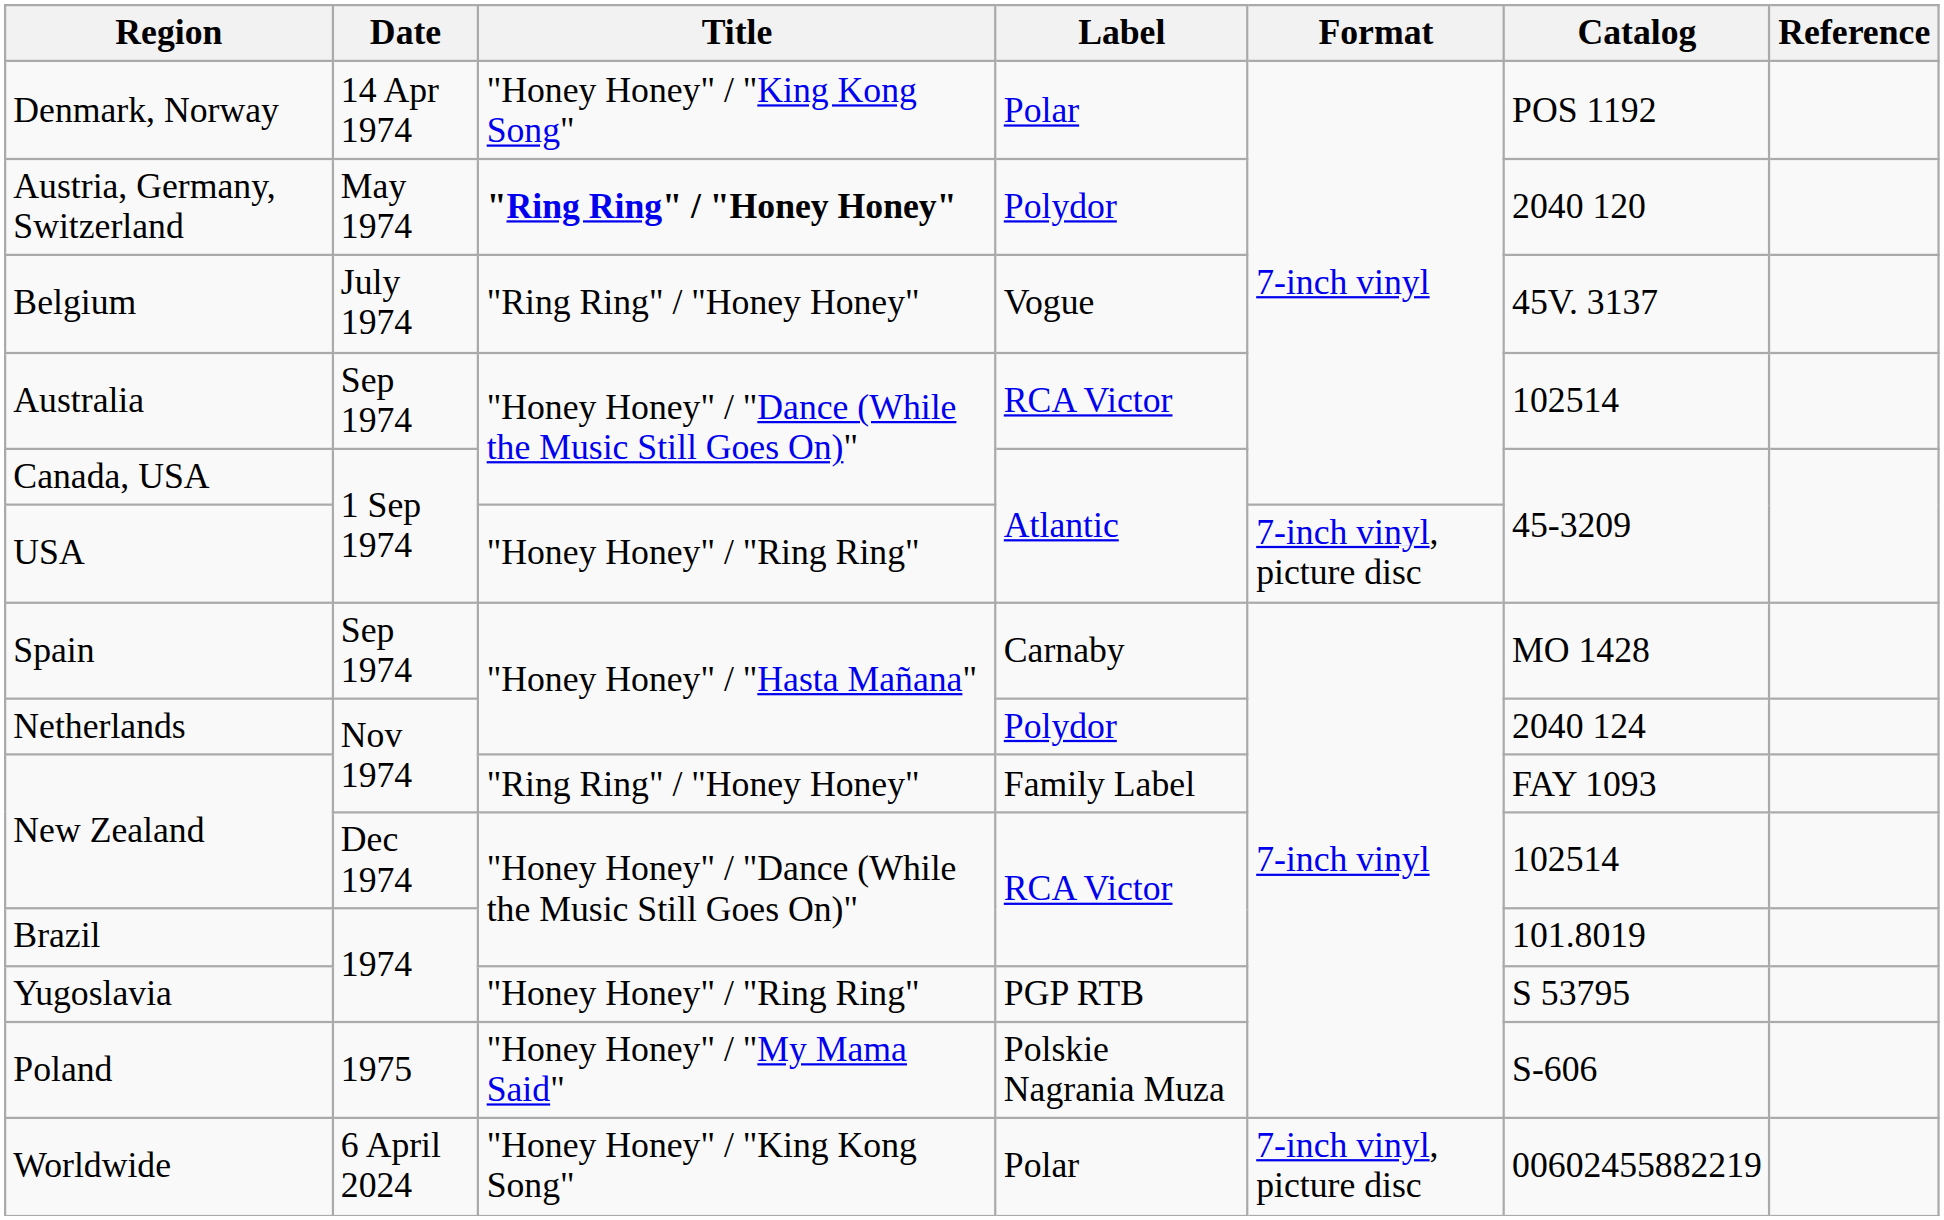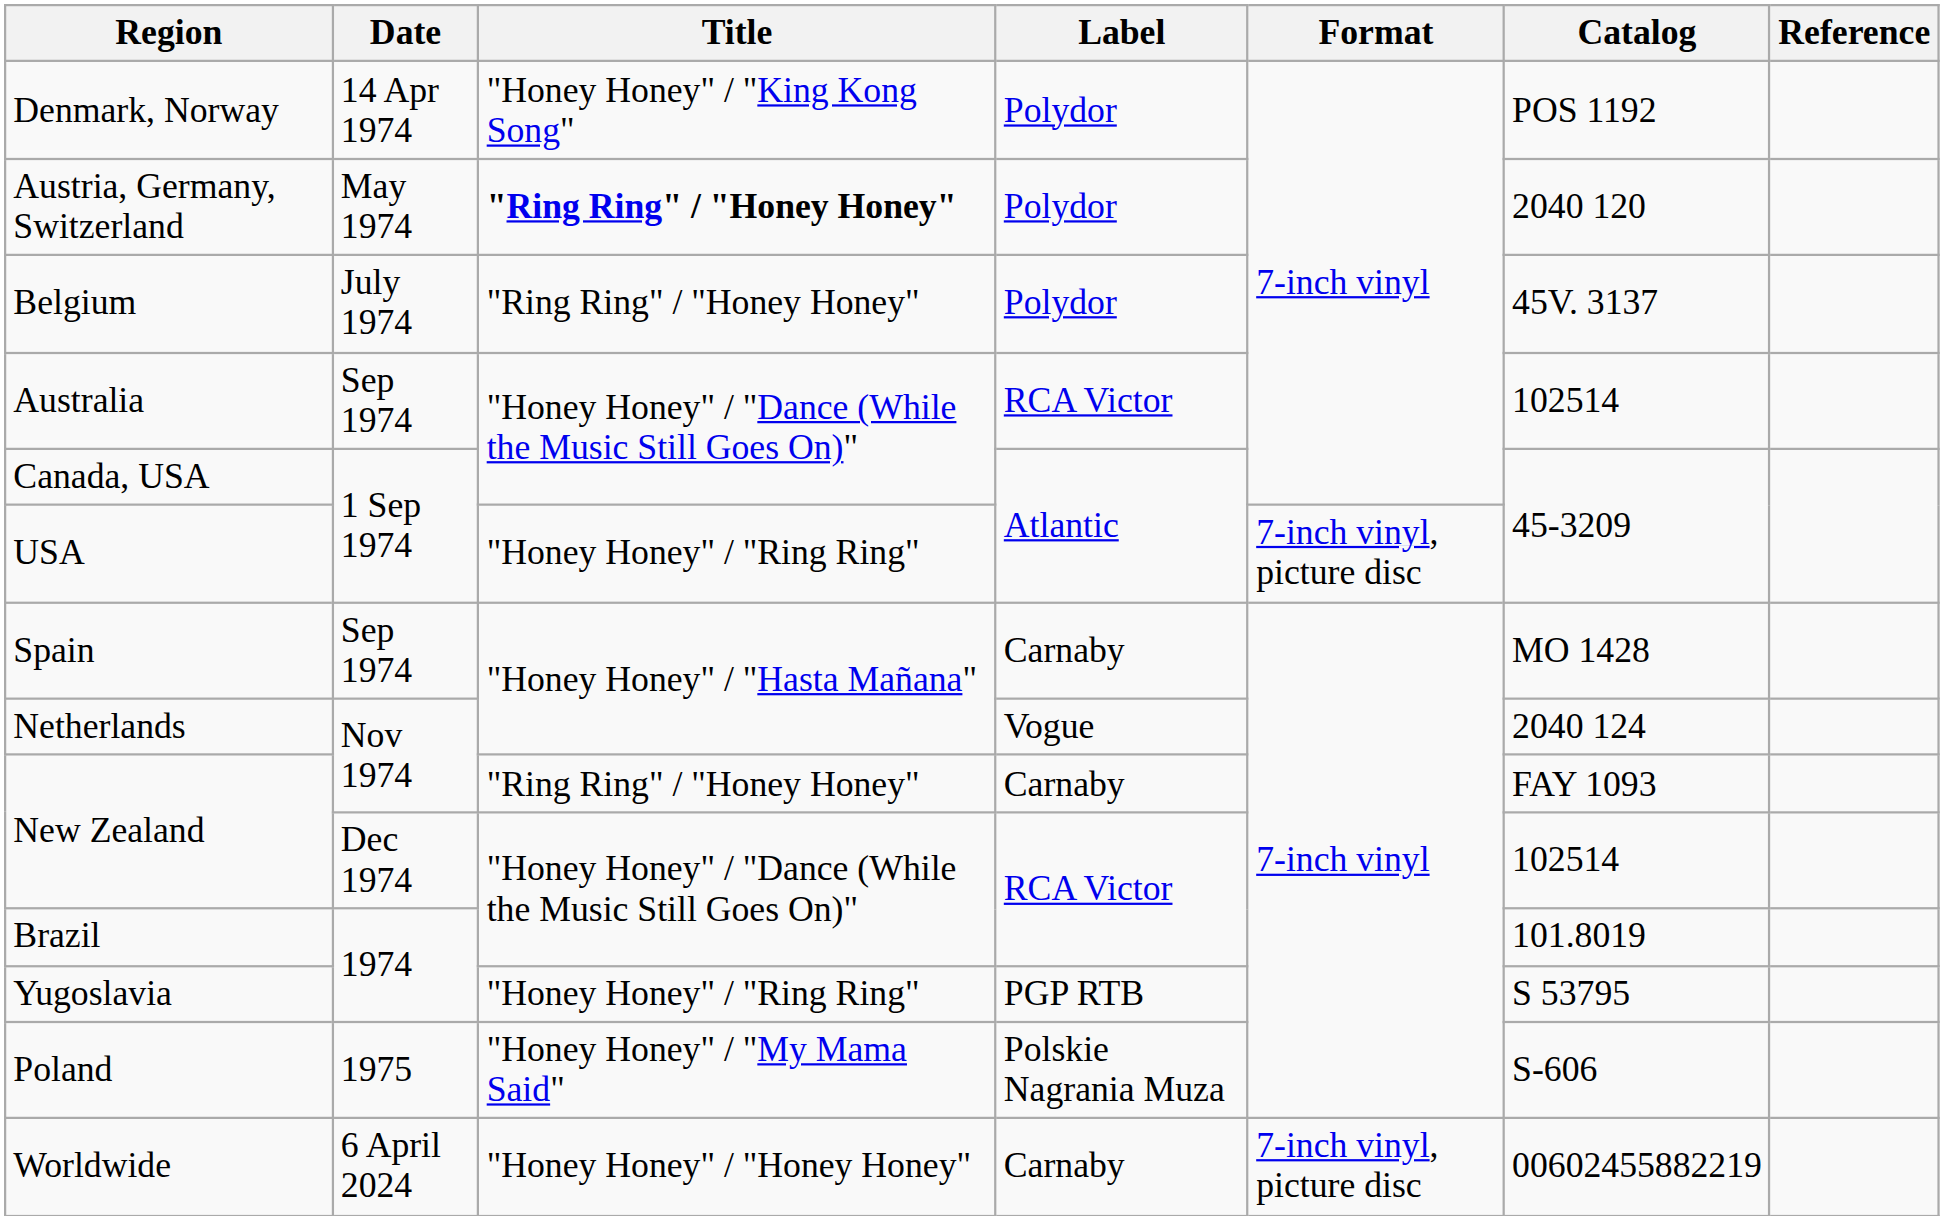(1041, 109) Polar -> (1060, 109) Polydor
(1049, 302) Vogue -> (1060, 302) Polydor
(1060, 726) Polydor -> (1049, 726) Vogue
(1099, 782) Family Label -> (1064, 782) Carnaby
(702, 1166) "Honey Honey" / "King Kong Song" -> (729, 1166) "Honey Honey" / "Honey Honey"
(1041, 1166) Polar -> (1064, 1166) Carnaby
